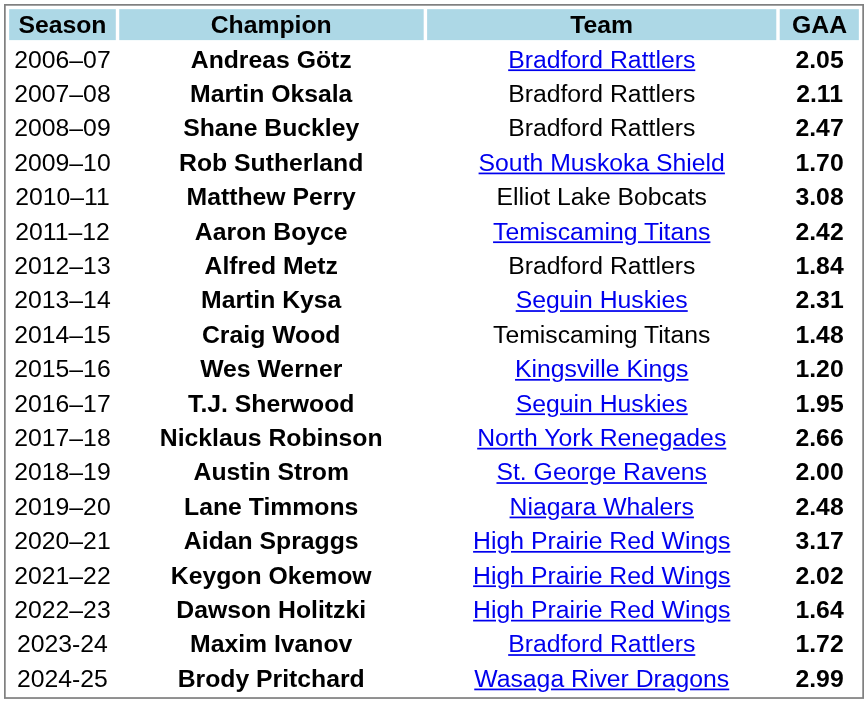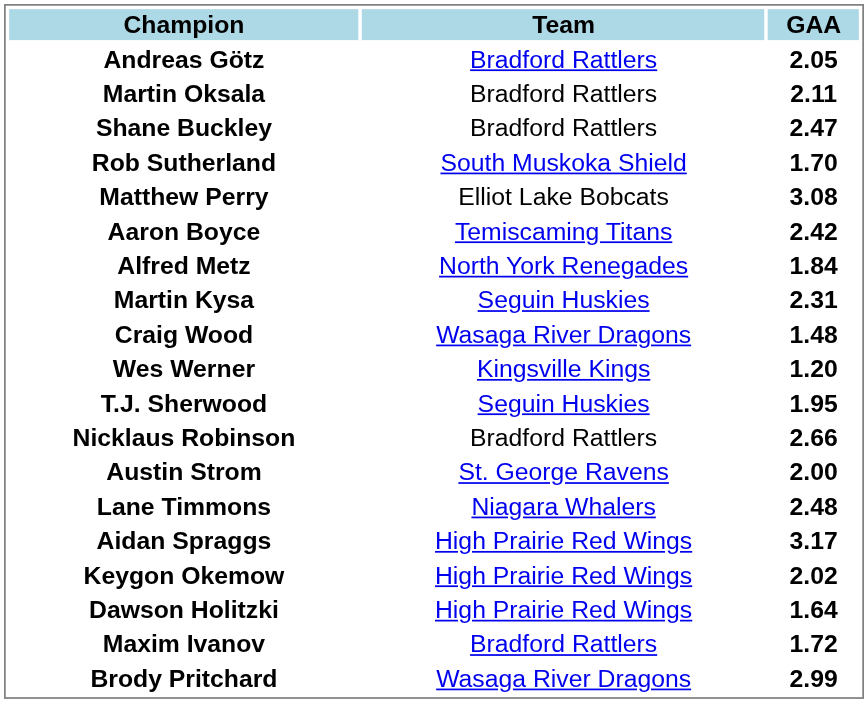- column: (62, 25)
(602, 265) Bradford Rattlers -> (564, 265) North York Renegades
(602, 334) Temiscaming Titans -> (564, 334) Wasaga River Dragons
(602, 437) North York Renegades -> (564, 437) Bradford Rattlers
